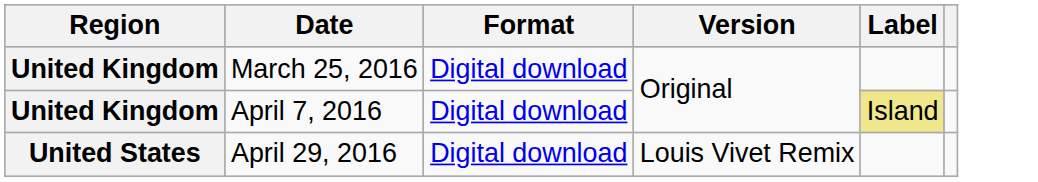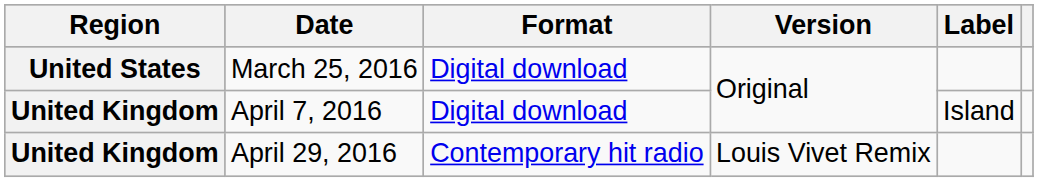(115, 68) United Kingdom -> (115, 68) United States
(903, 111) khaki background -> (979, 111) no background
(115, 153) United States -> (115, 153) United Kingdom
(529, 153) Digital download -> (567, 153) Contemporary hit radio
